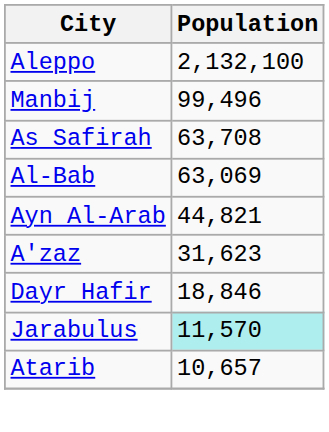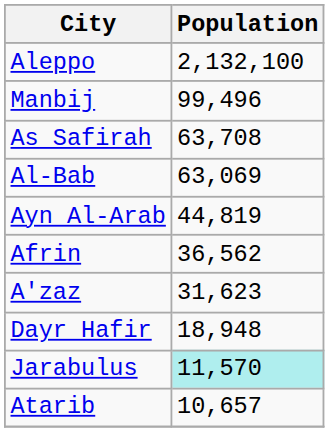(219, 216) 44,821 -> (219, 216) 44,819
+ row: (46, 254)
(219, 293) 18,846 -> (219, 331) 18,948
